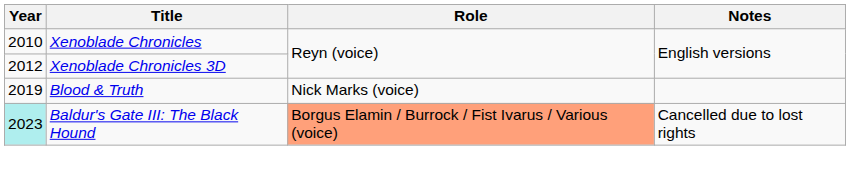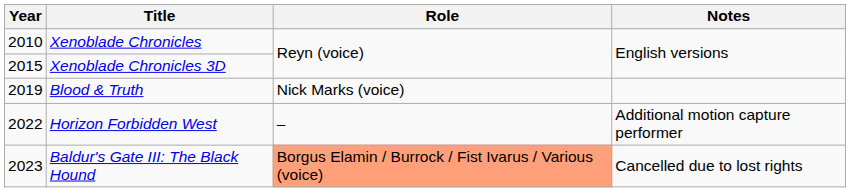(25, 66) 2012 -> (25, 66) 2015
+ row: (133, 123)
(25, 123) paleturquoise background -> (25, 166) no background
